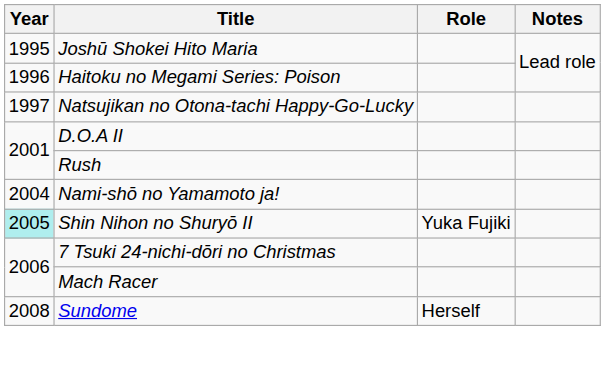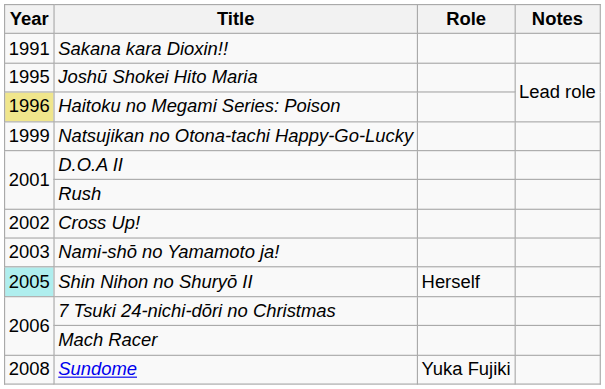+ row: (143, 48)
(29, 77) no background -> (29, 106) khaki background
(29, 106) 1997 -> (29, 135) 1999
+ row: (99, 223)
(29, 194) 2004 -> (29, 252) 2003
(466, 223) Yuka Fujiki -> (451, 281) Herself
(451, 310) Herself -> (466, 369) Yuka Fujiki
